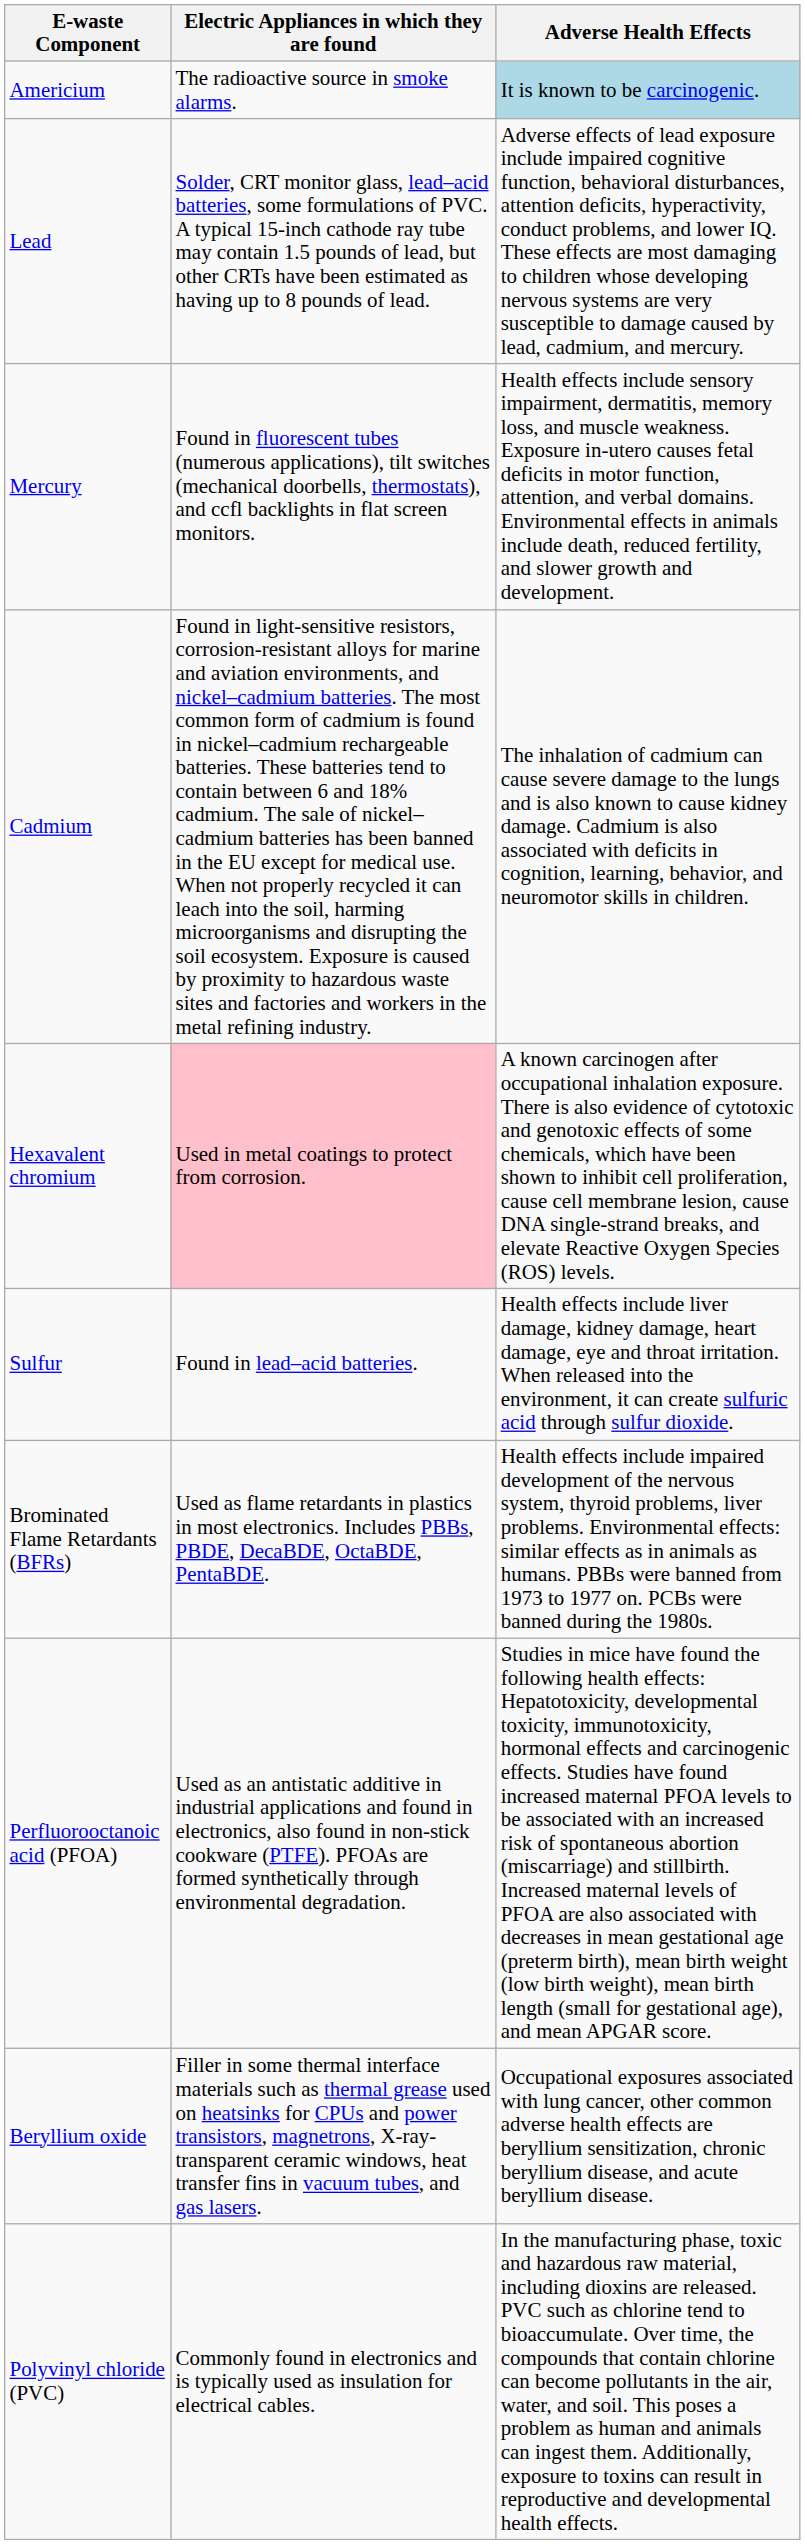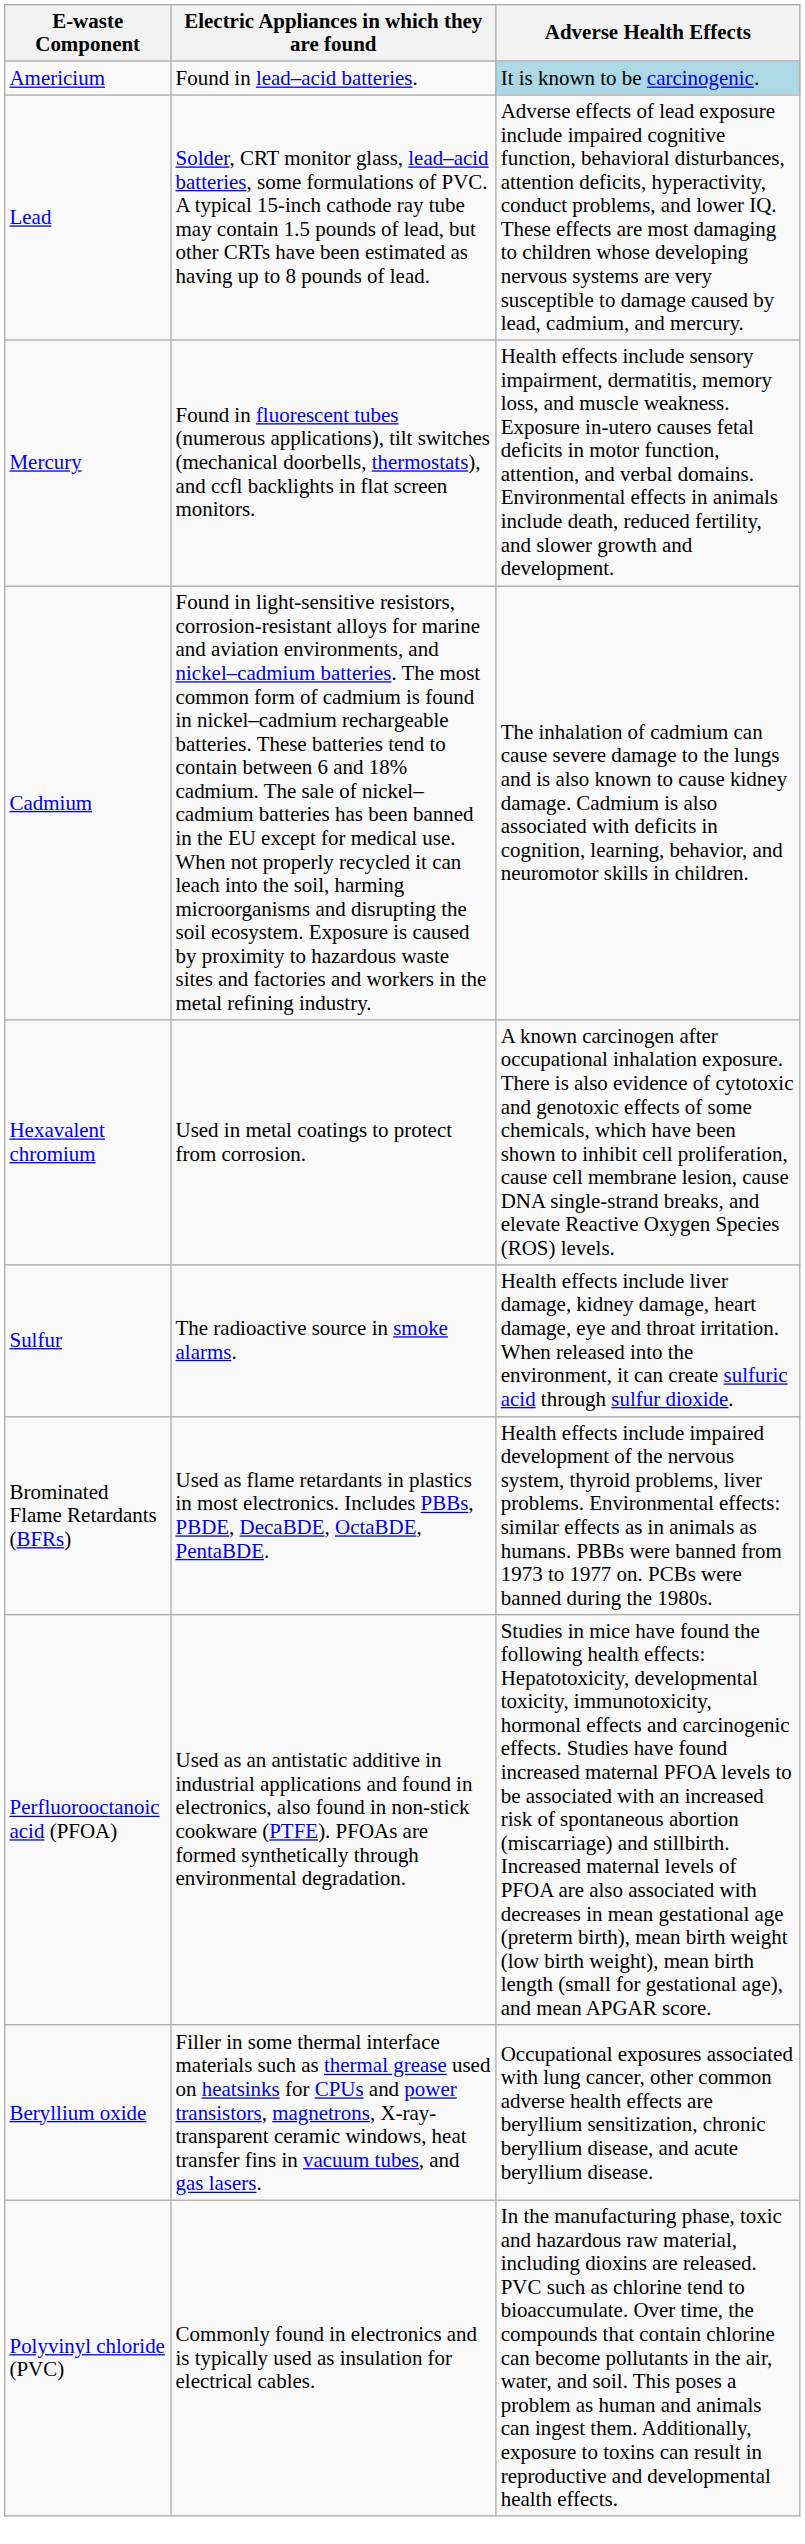(312, 89) The radioactive source in smoke alarms. -> (297, 77) Found in lead–acid batteries.
(314, 1165) pink background -> (314, 1142) no background
(297, 1364) Found in lead–acid batteries. -> (312, 1340) The radioactive source in smoke alarms.
